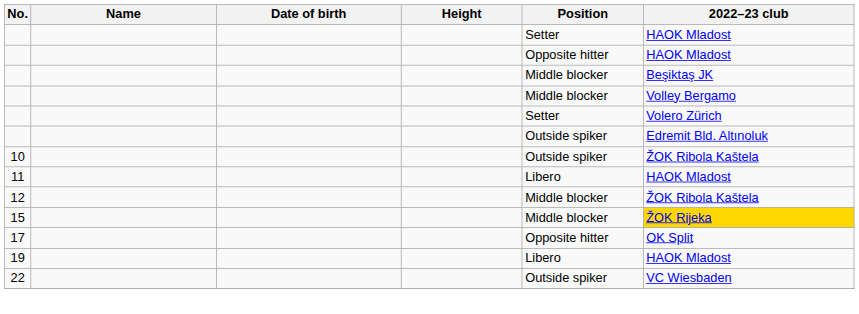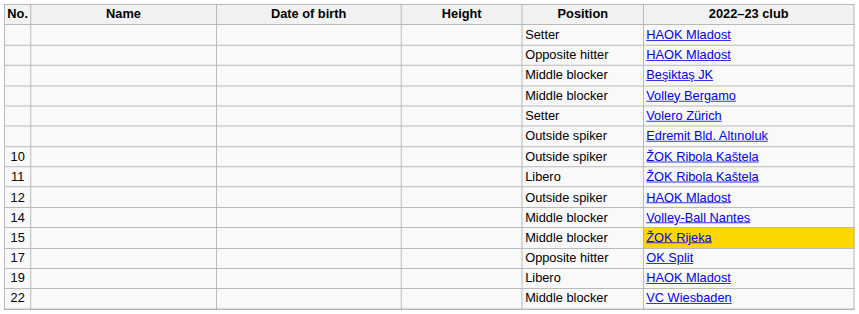(689, 177) HAOK Mladost -> (702, 177) ŽOK Ribola Kaštela
(566, 197) Middle blocker -> (566, 197) Outside spiker
(702, 197) ŽOK Ribola Kaštela -> (689, 197) HAOK Mladost
+ row: (18, 217)
(566, 278) Outside spiker -> (566, 298) Middle blocker
